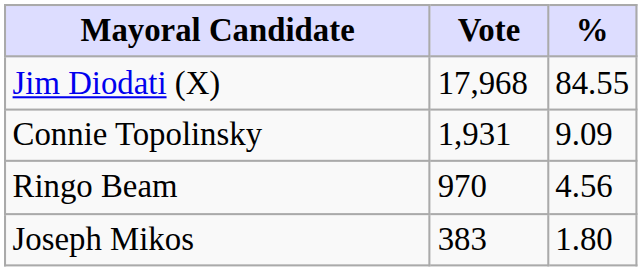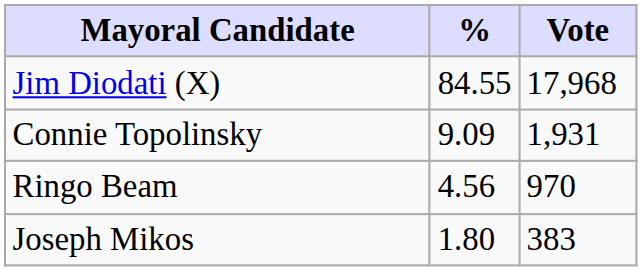columns swapped: (489, 30) <-> (592, 30)
